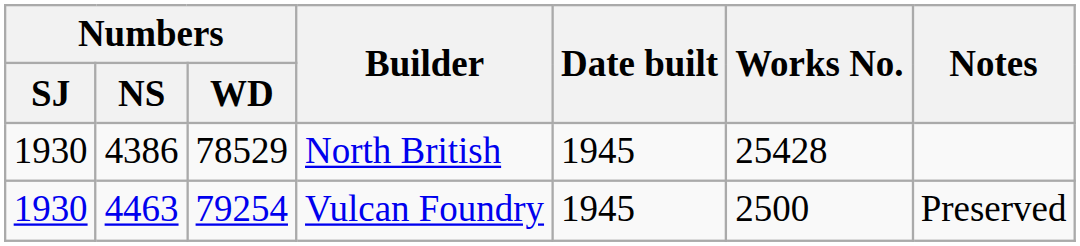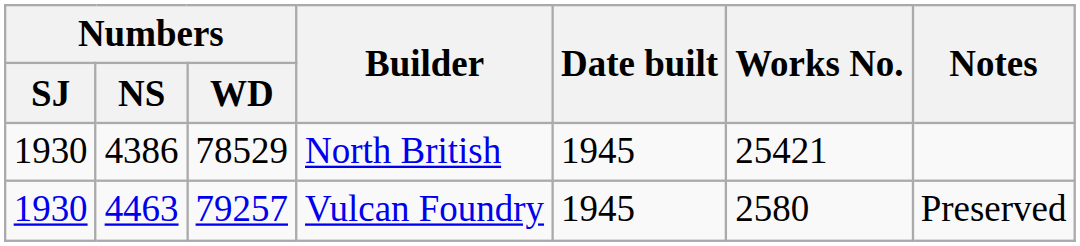(781, 151) 25428 -> (781, 151) 25421
(242, 209) 79254 -> (242, 209) 79257
(772, 209) 2500 -> (772, 209) 2580
